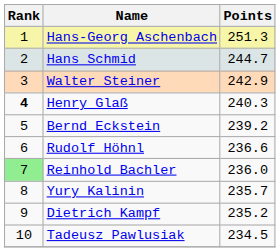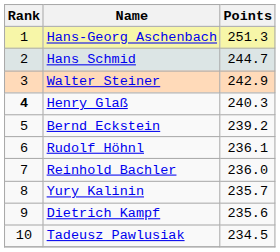(248, 148) 236.6 -> (248, 148) 236.1
(24, 170) lightgreen background -> (24, 170) no background
(248, 214) 235.2 -> (248, 214) 235.6
